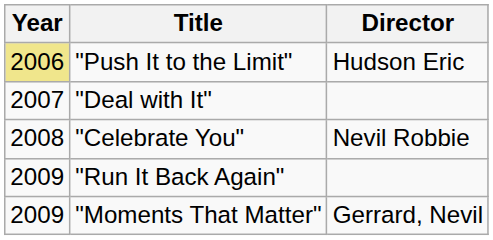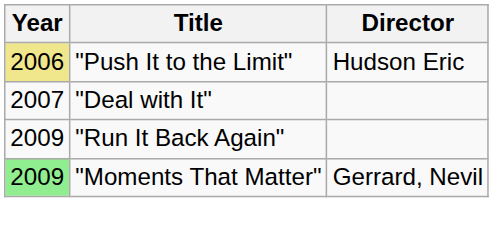- row: (160, 138)
(37, 215) no background -> (37, 176) lightgreen background
